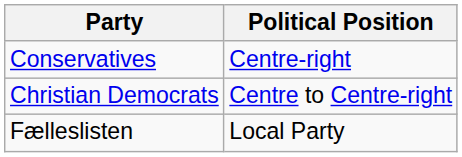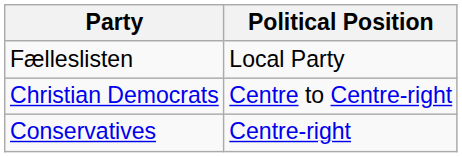rows swapped: (83, 59) <-> (71, 132)
